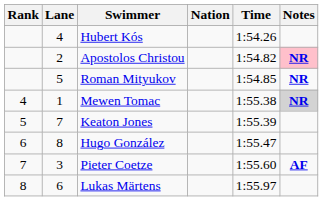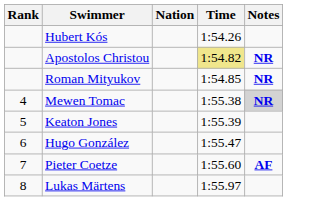- column: (60, 15)
(256, 57) no background -> (221, 57) khaki background
(299, 57) pink background -> (263, 57) no background
